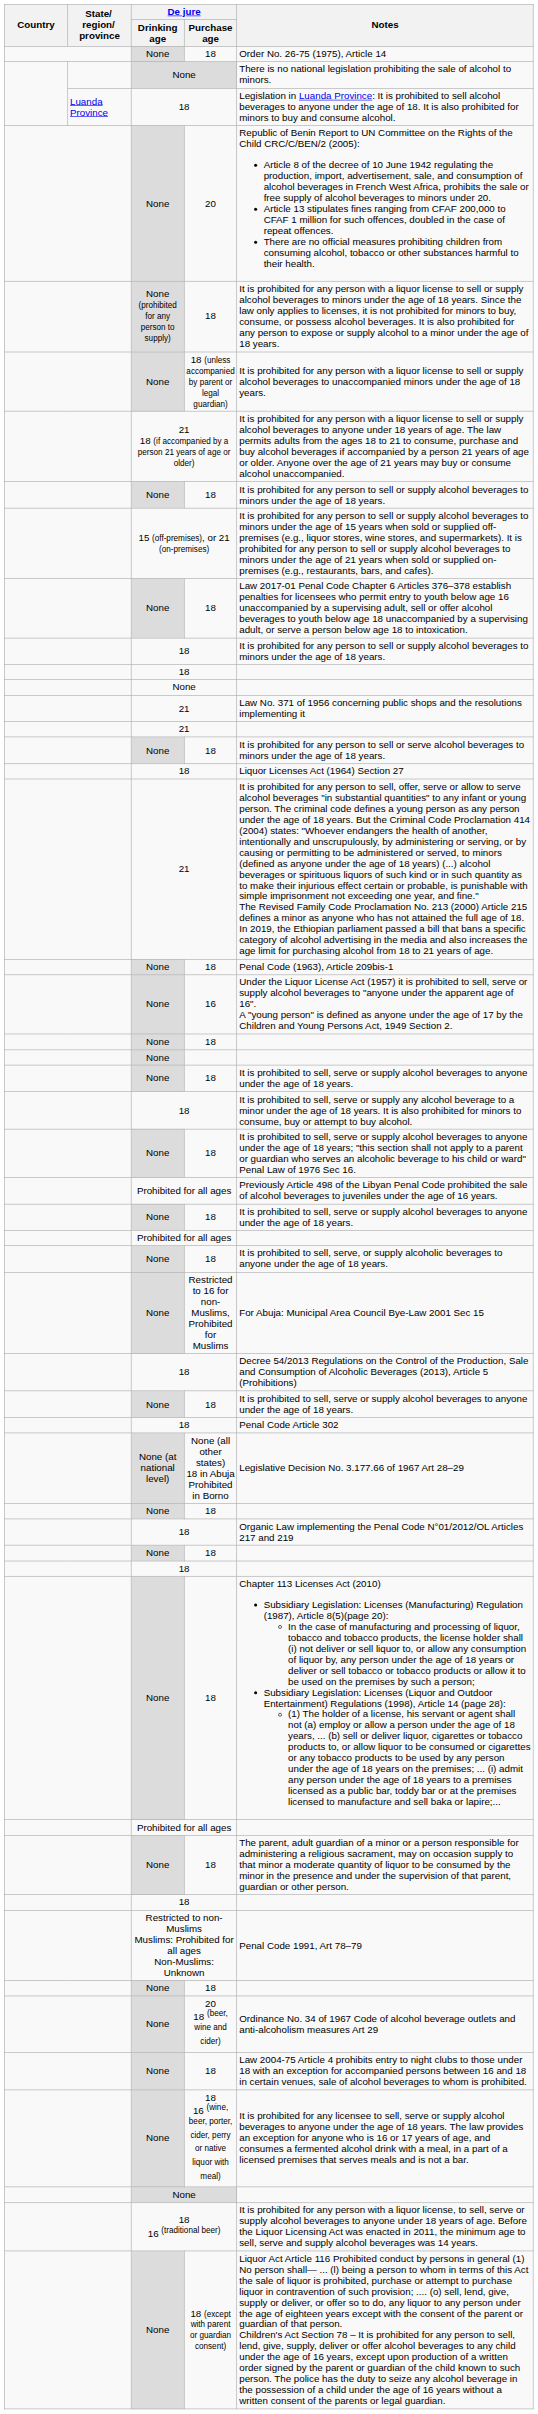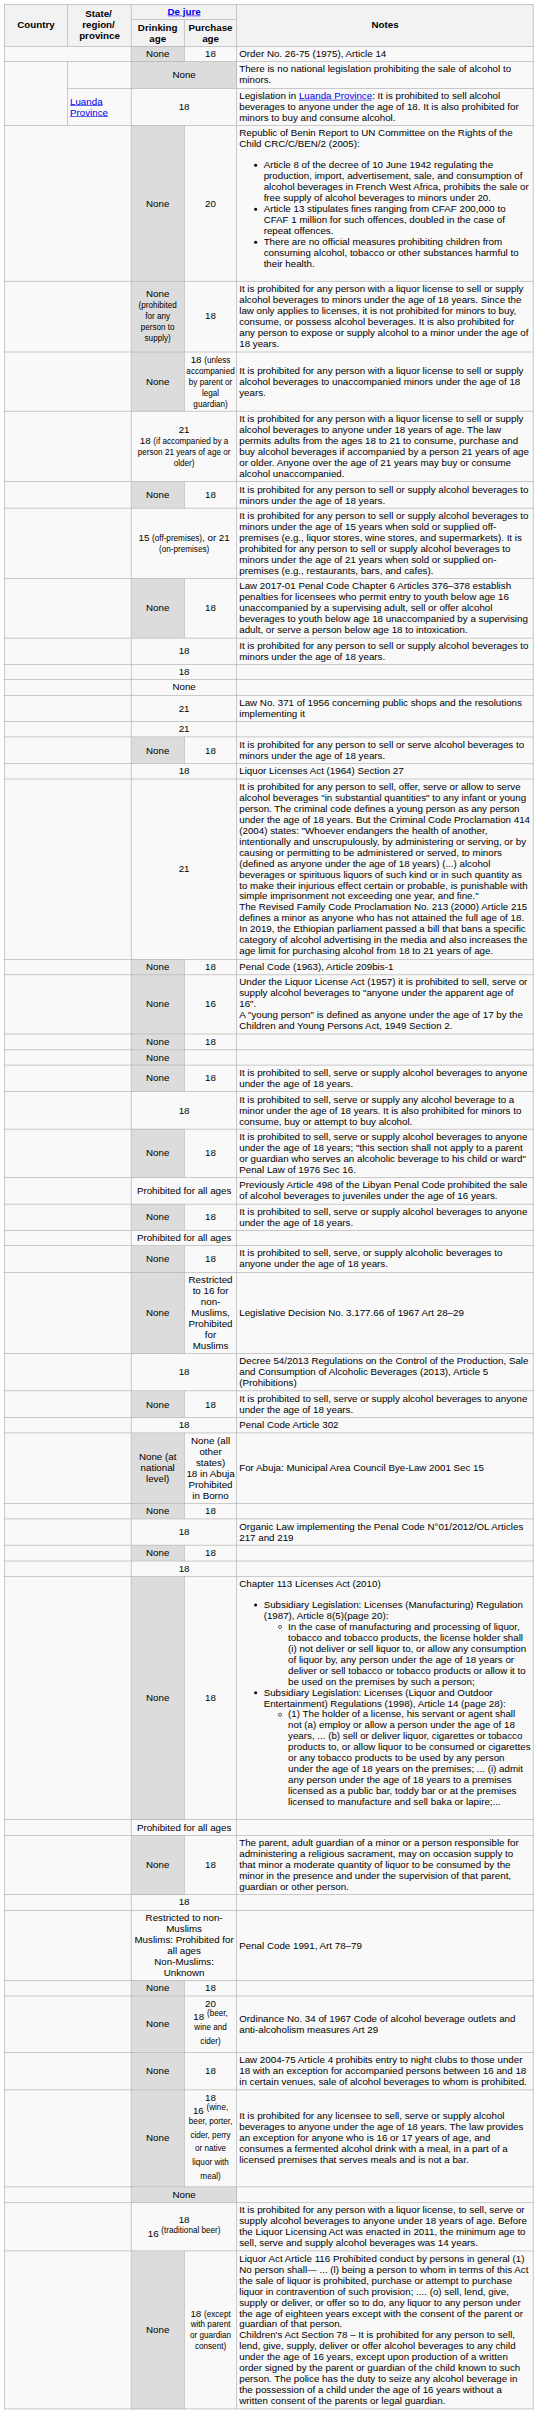(362, 1313) For Abuja: Municipal Area Council Bye-Law 2001 Sec 15 -> (352, 1313) Legislative Decision No. 3.177.66 of 1967 Art 28–29
(352, 1468) Legislative Decision No. 3.177.66 of 1967 Art 28–29 -> (362, 1468) For Abuja: Municipal Area Council Bye-Law 2001 Sec 15
